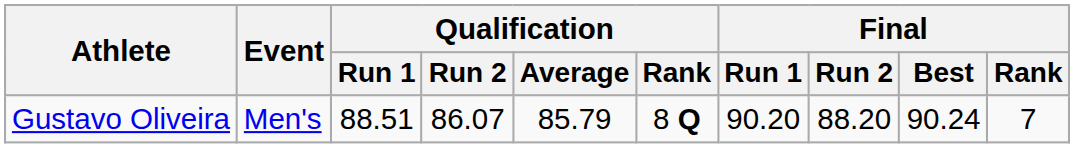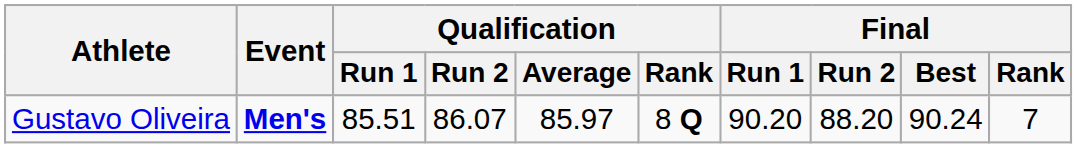(283, 119) normal -> (285, 119) bold
(377, 119) 88.51 -> (379, 119) 85.51
(575, 119) 85.79 -> (577, 119) 85.97
